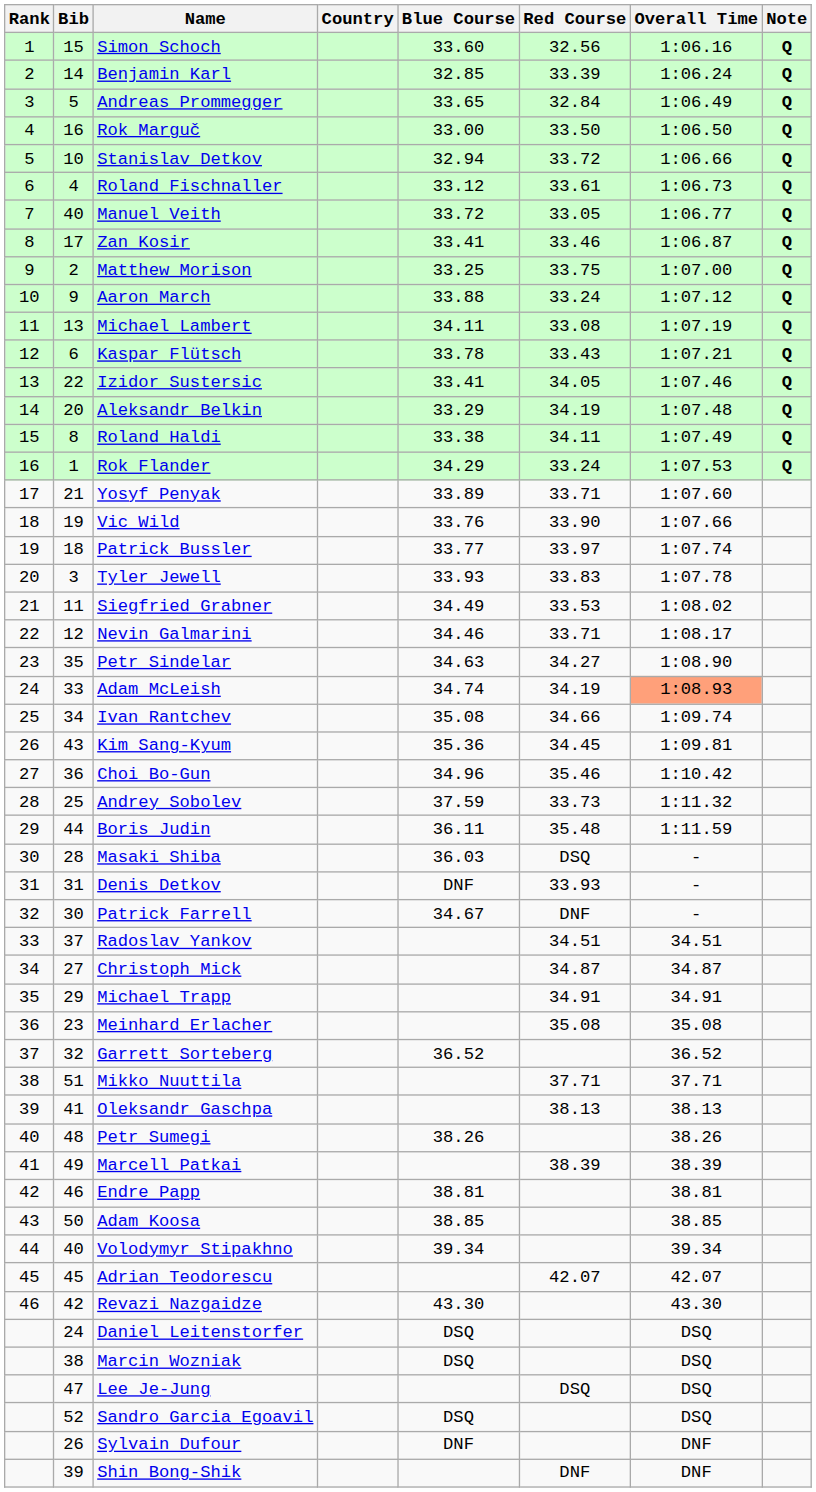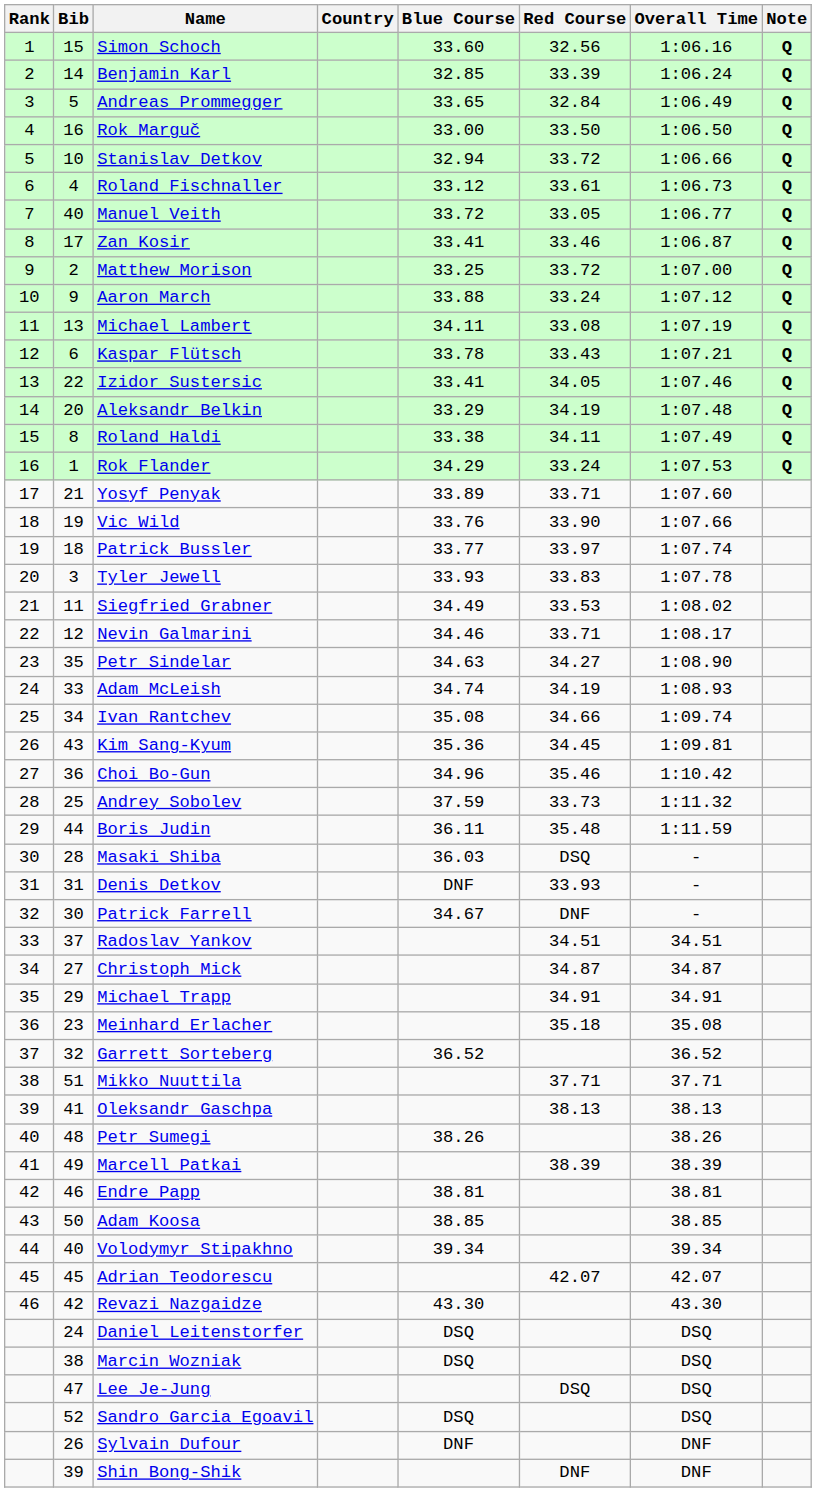(575, 270) 33.75 -> (575, 270) 33.72
(696, 690) lightsalmon background -> (696, 690) no background
(575, 1025) 35.08 -> (575, 1025) 35.18
